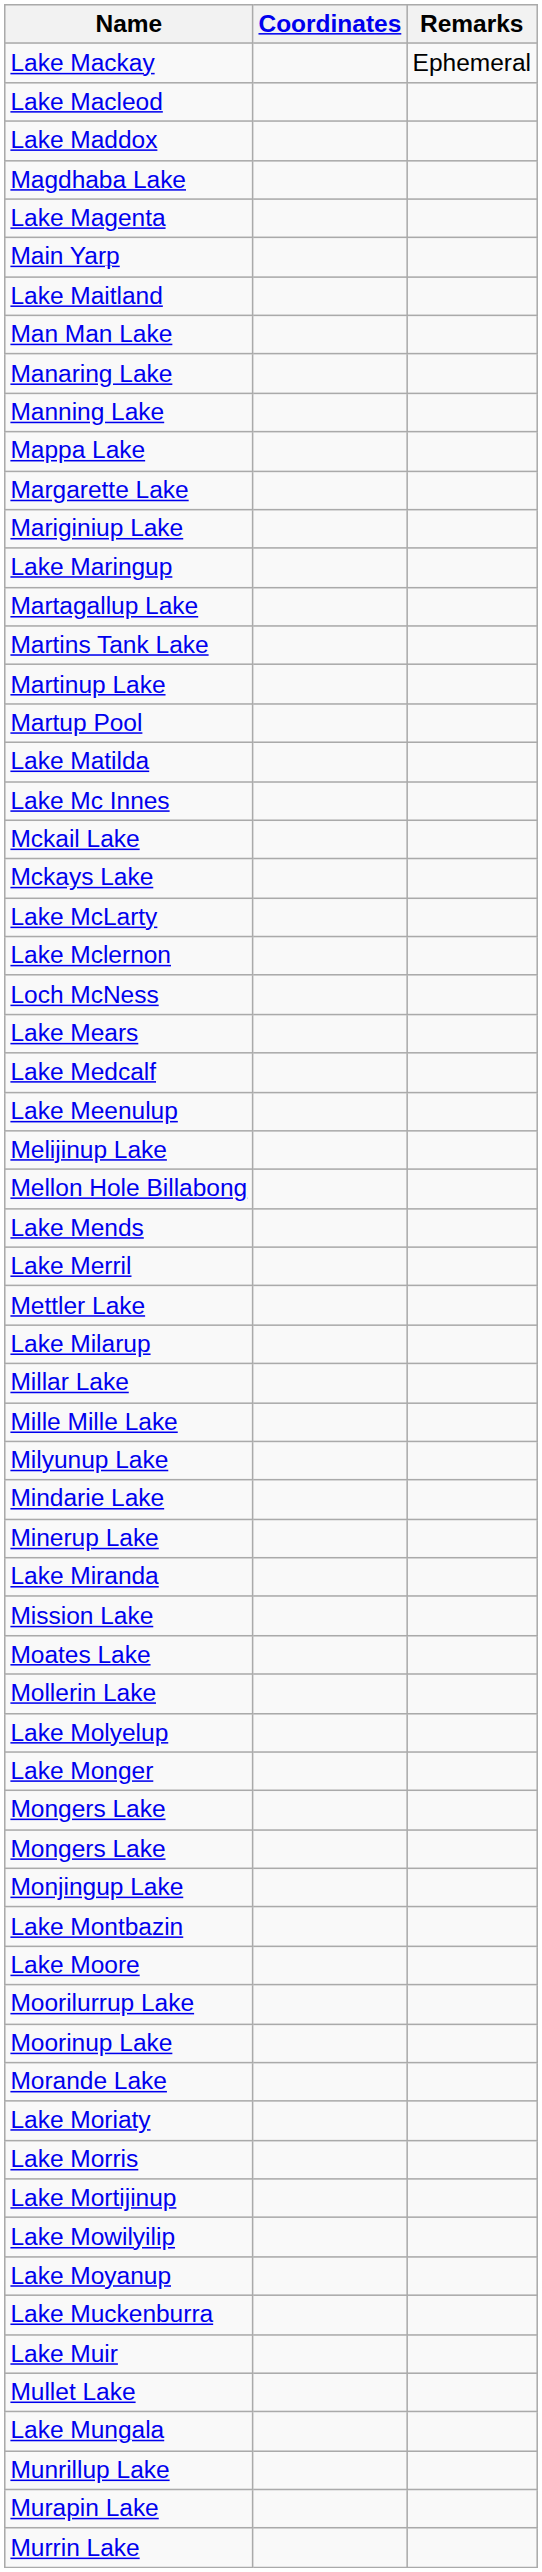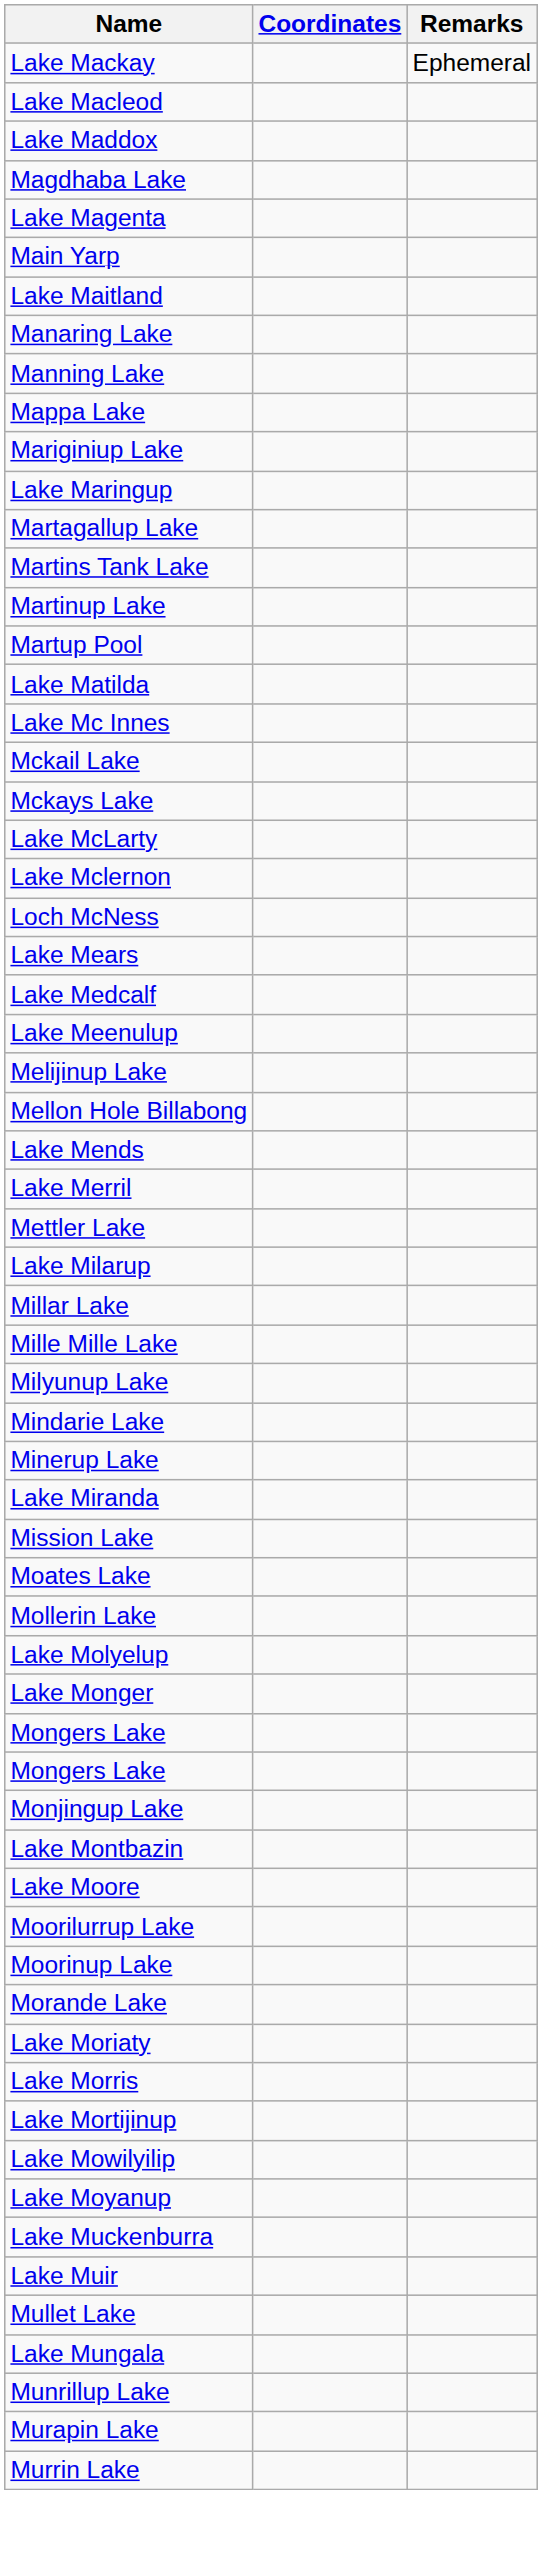- row: (91, 334)
- row: (100, 489)
